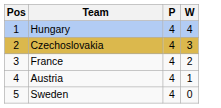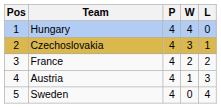+ column: (207, 12)
